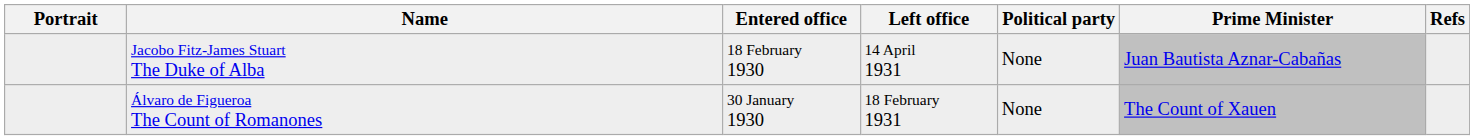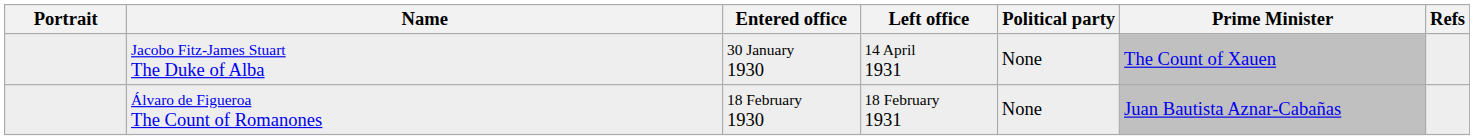(764, 60) 18 February 1930 -> (761, 60) 30 January 1930
(1233, 59) Juan Bautista Aznar-Cabañas -> (1200, 59) The Count of Xauen
(761, 110) 30 January 1930 -> (764, 110) 18 February 1930
(1200, 109) The Count of Xauen -> (1233, 109) Juan Bautista Aznar-Cabañas
